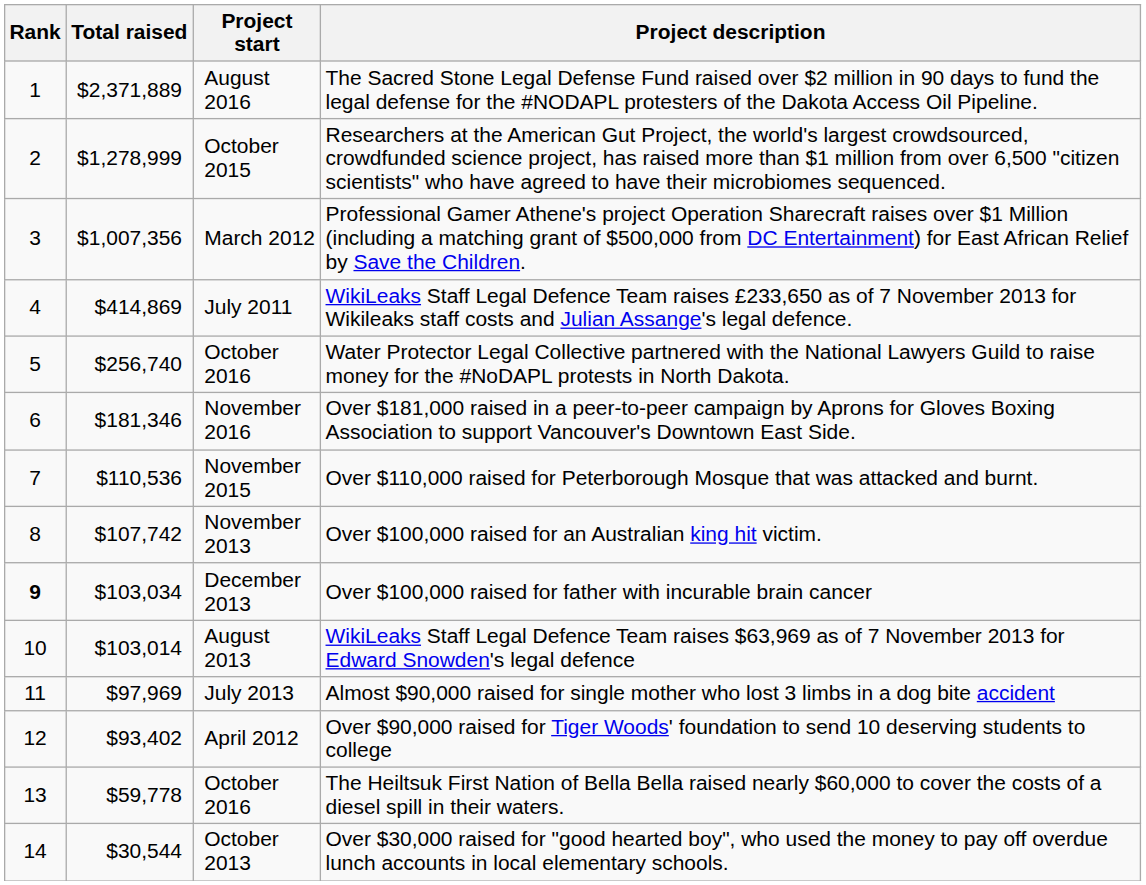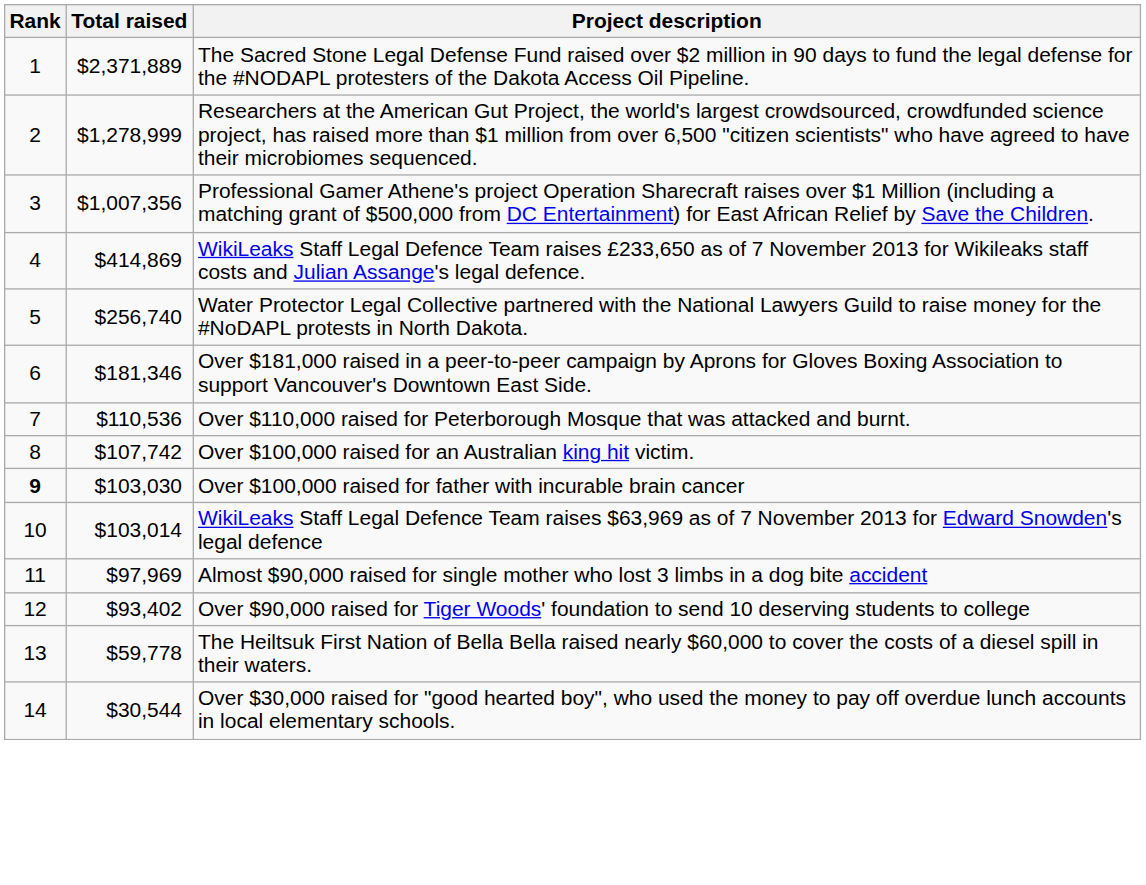- column: (257, 32)
(138, 591) $103,034 -> (138, 485) $103,030
